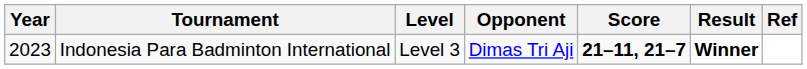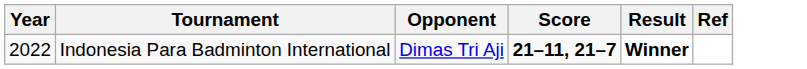- column: (430, 20)
(30, 50) 2023 -> (30, 50) 2022
